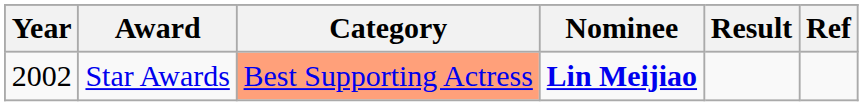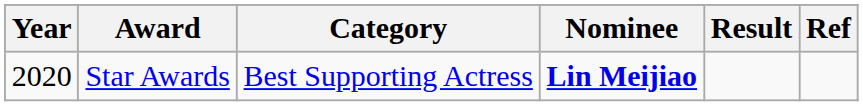(42, 75) 2002 -> (42, 75) 2020
(388, 75) lightsalmon background -> (388, 75) no background
